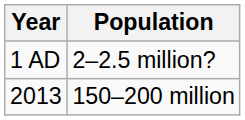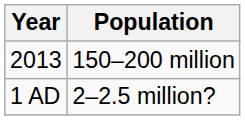rows swapped: (35, 59) <-> (36, 96)
